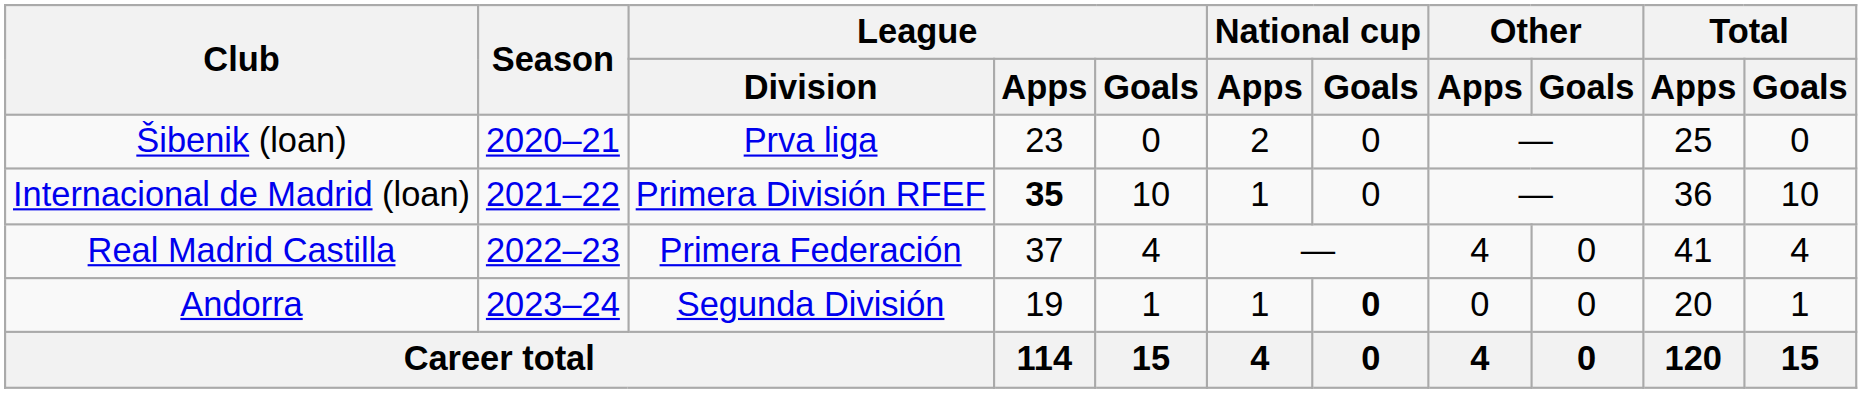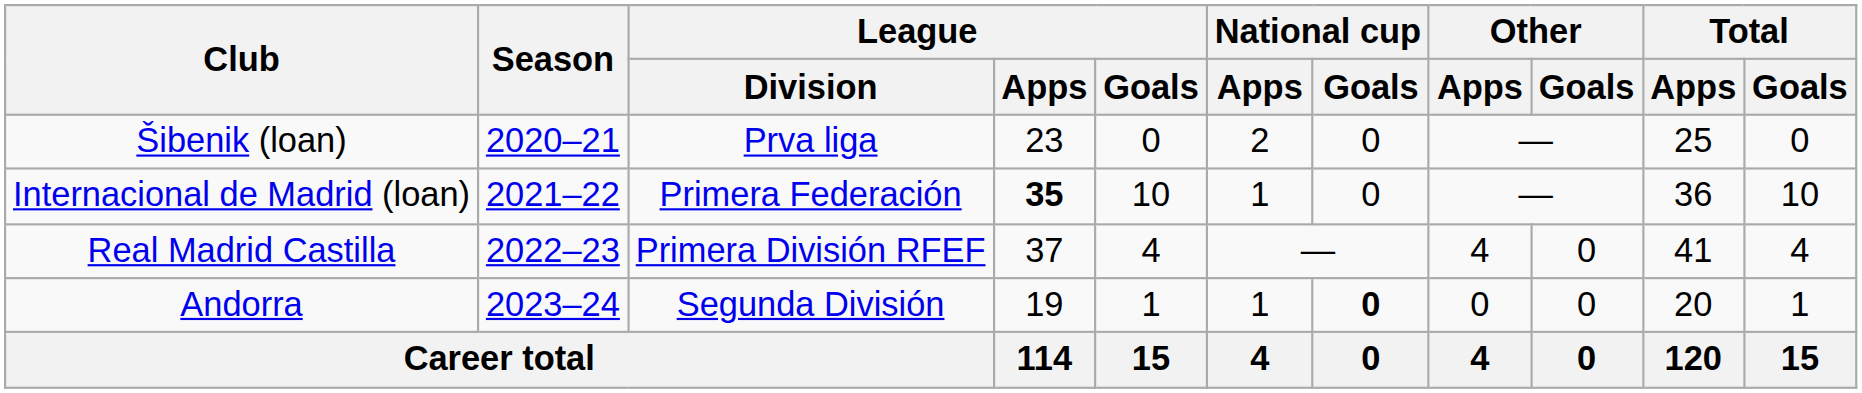(811, 195) Primera División RFEF -> (811, 195) Primera Federación
(811, 250) Primera Federación -> (811, 250) Primera División RFEF
